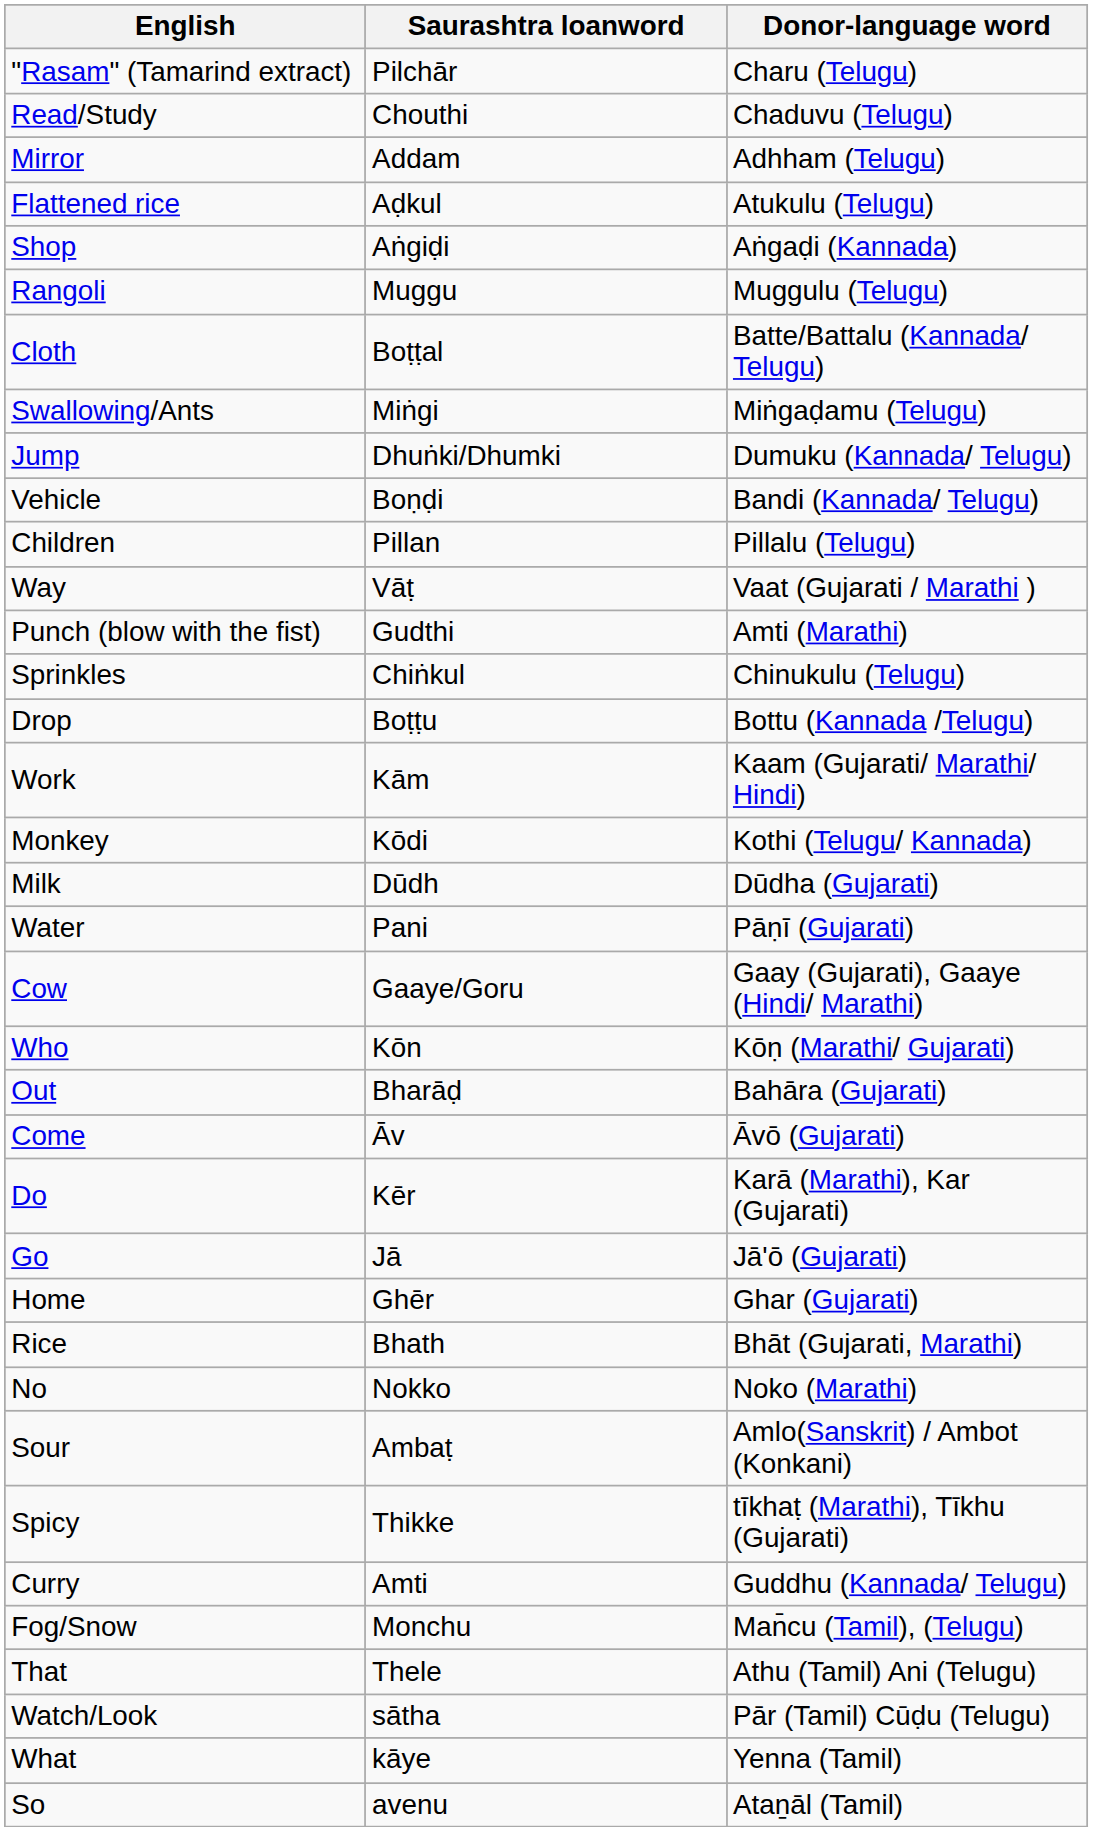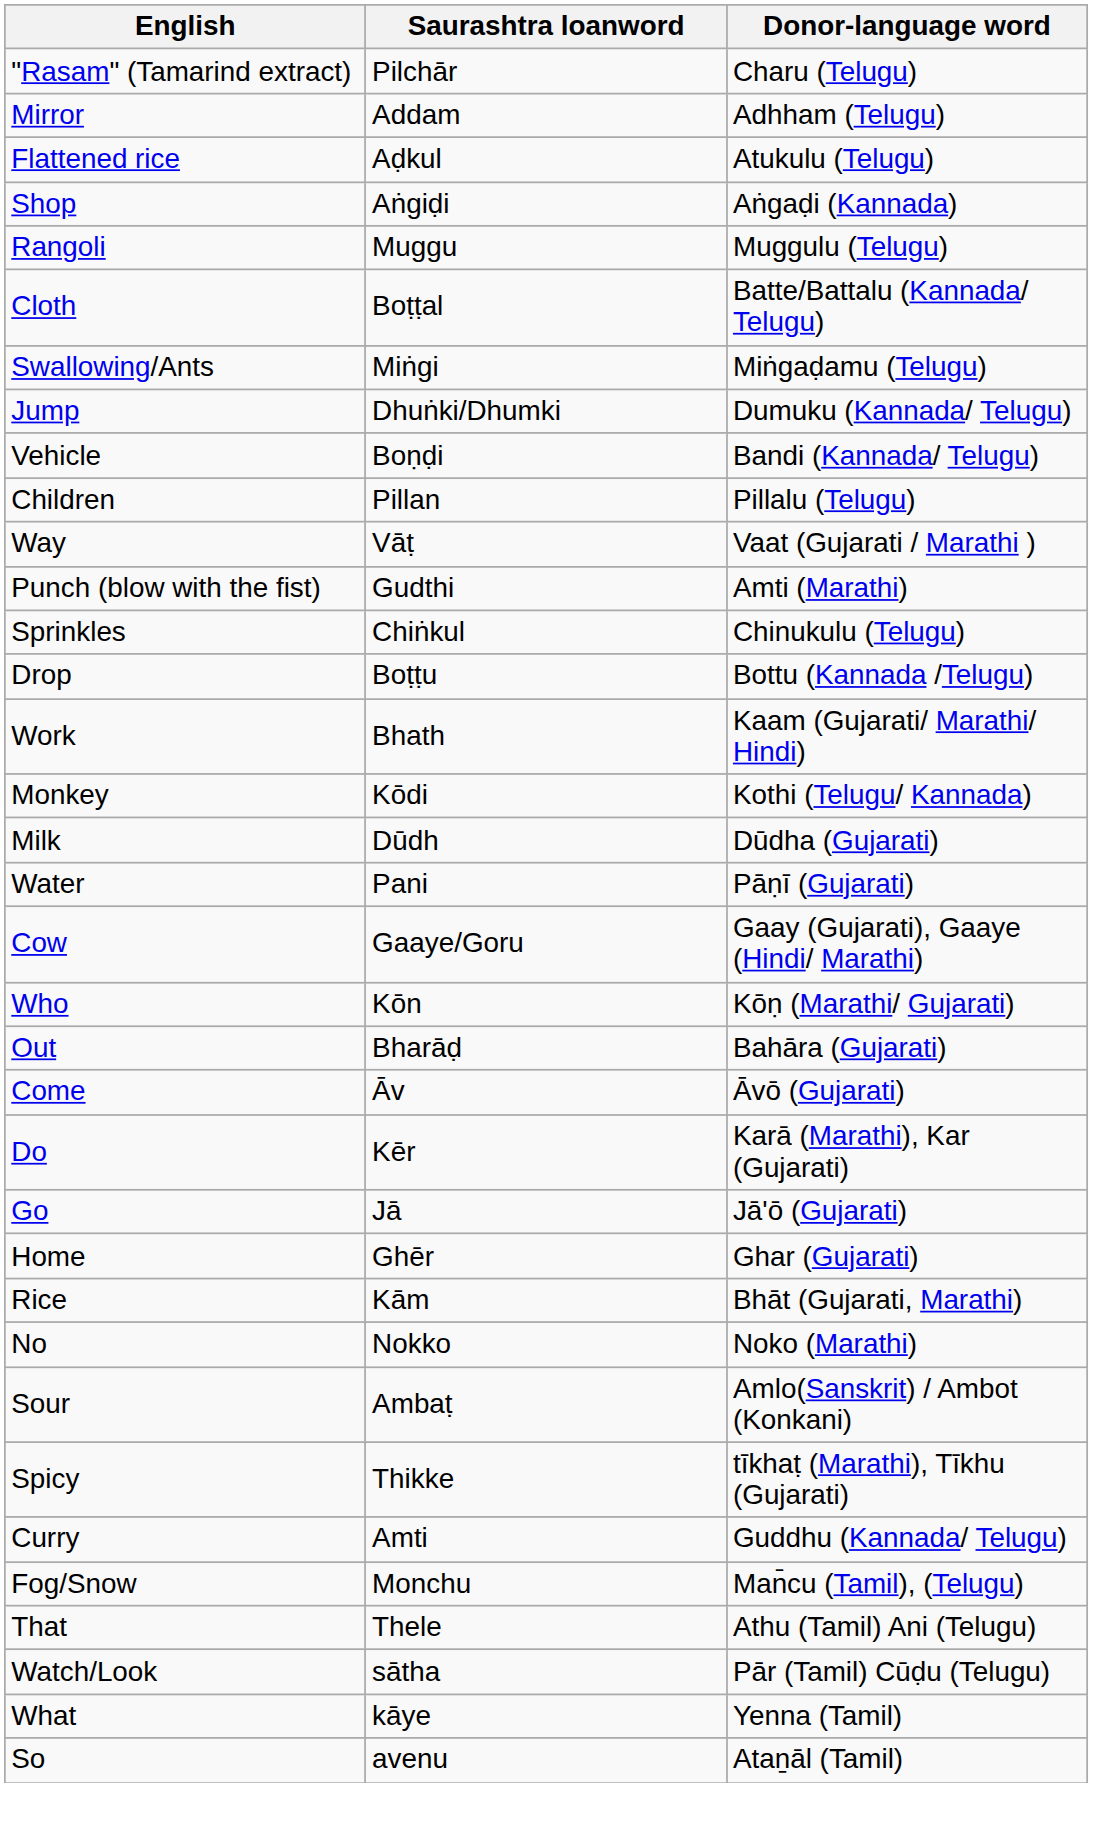- row: (84, 114)
(401, 779) Kām -> (408, 735) Bhath
(408, 1343) Bhath -> (401, 1299) Kām
